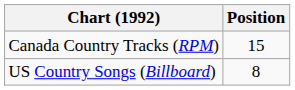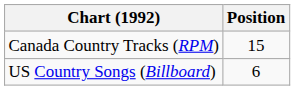(256, 71) 8 -> (256, 71) 6
